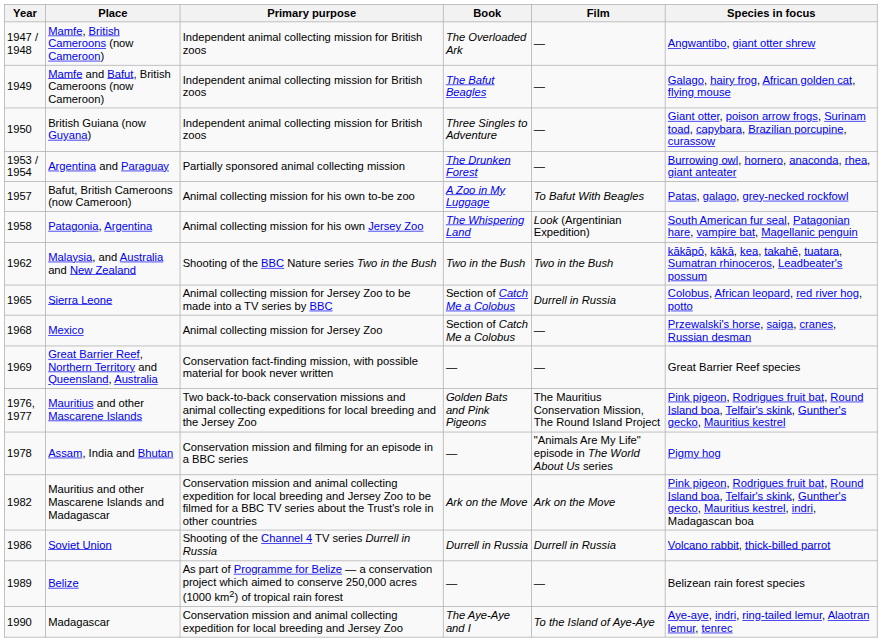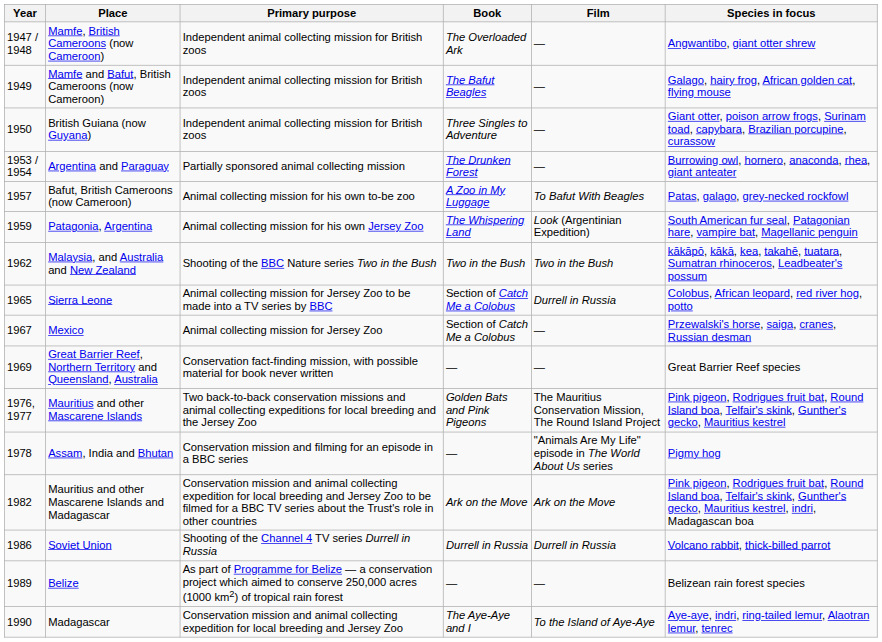(19, 227) 1958 -> (19, 227) 1959
(19, 330) 1968 -> (19, 330) 1967
